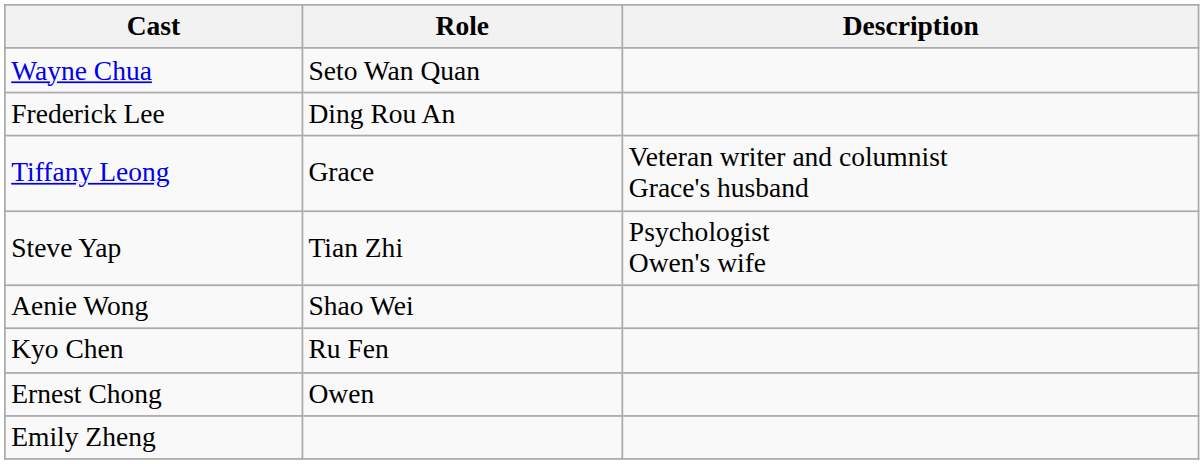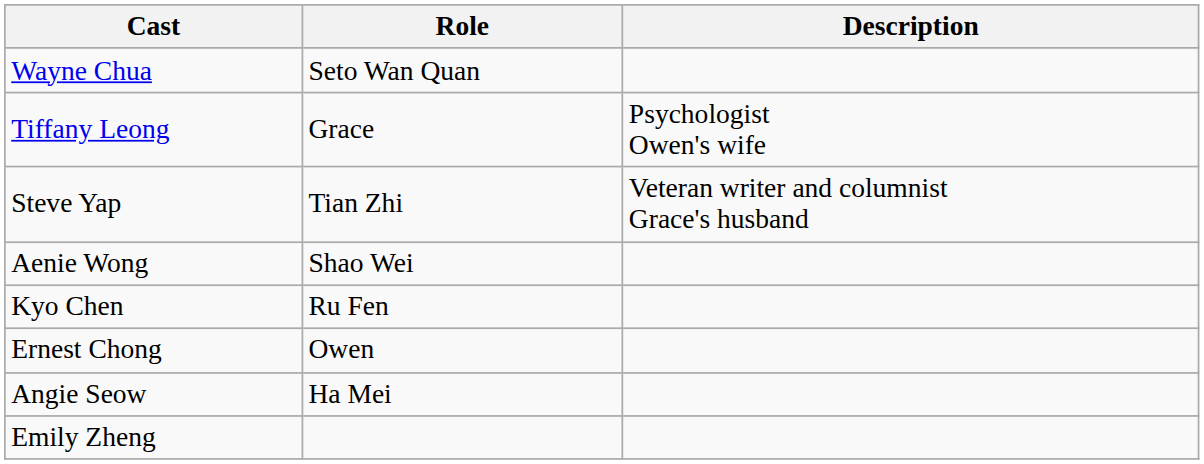- row: (88, 113)
(788, 172) Veteran writer and columnist Grace's husband -> (699, 129) Psychologist Owen's wife
(699, 247) Psychologist Owen's wife -> (788, 203) Veteran writer and columnist Grace's husband
+ row: (79, 393)
